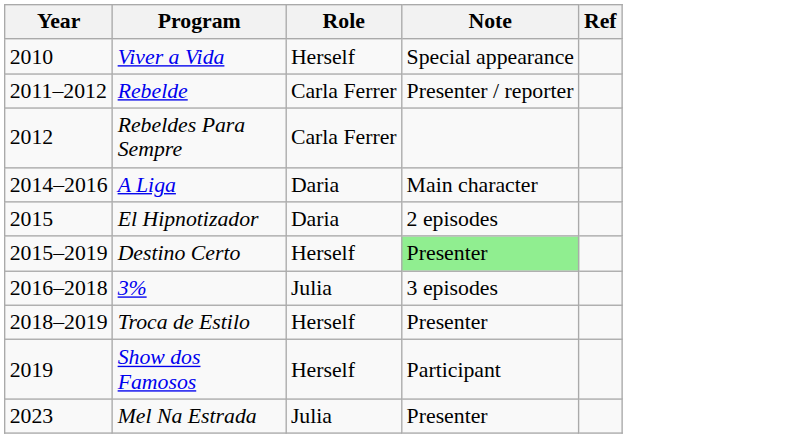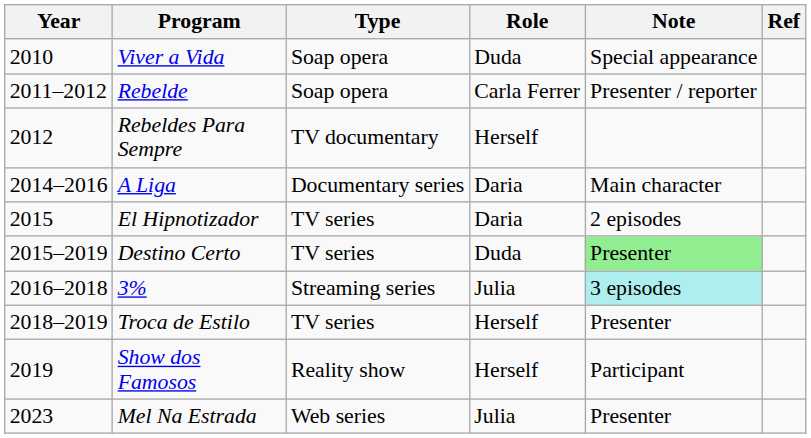+ column: (378, 21)
(323, 56) Herself -> (498, 56) Duda
(344, 137) Carla Ferrer -> (506, 137) Herself
(323, 253) Herself -> (498, 253) Duda
(452, 287) no background -> (636, 287) paleturquoise background
